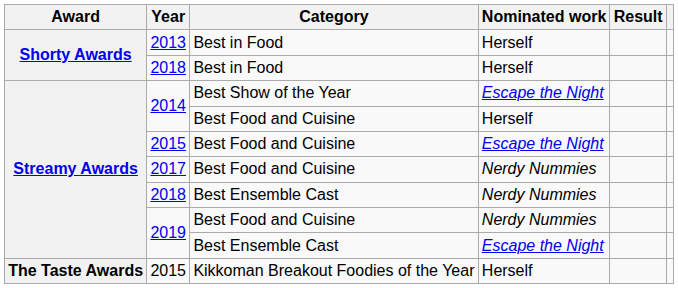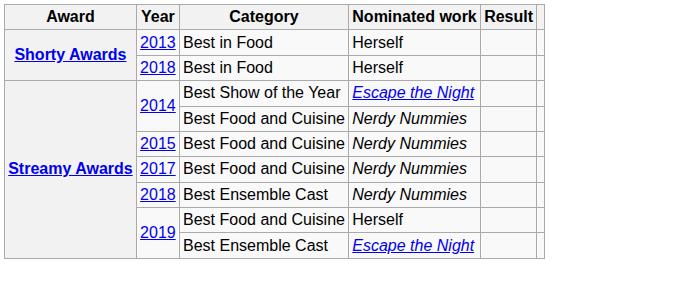(507, 118) Herself -> (410, 118) Nerdy Nummies
(543, 144) Escape the Night -> (410, 144) Nerdy Nummies
(539, 220) Nerdy Nummies -> (378, 220) Herself
- row: (168, 270)
